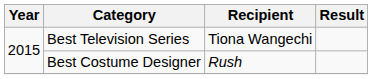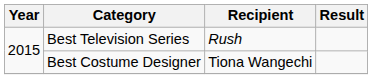(260, 39) Tiona Wangechi -> (225, 39) Rush
(225, 62) Rush -> (260, 62) Tiona Wangechi
